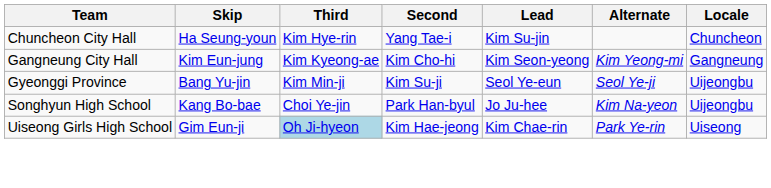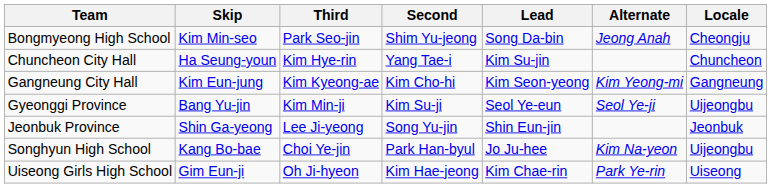+ row: (89, 37)
+ row: (64, 127)
(321, 127) lightblue background -> (321, 171) no background
